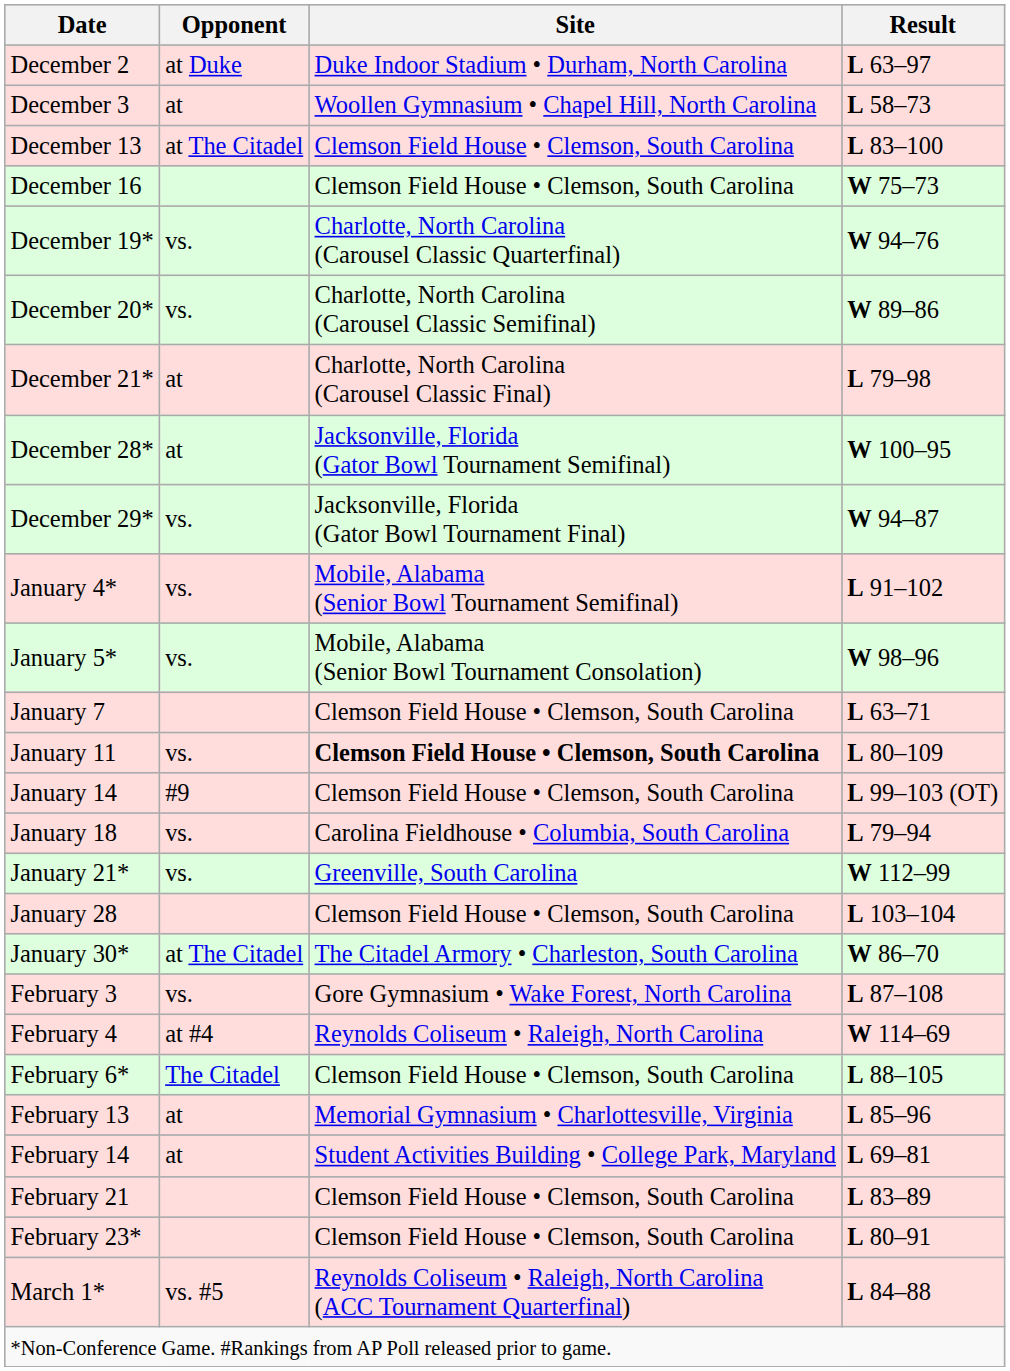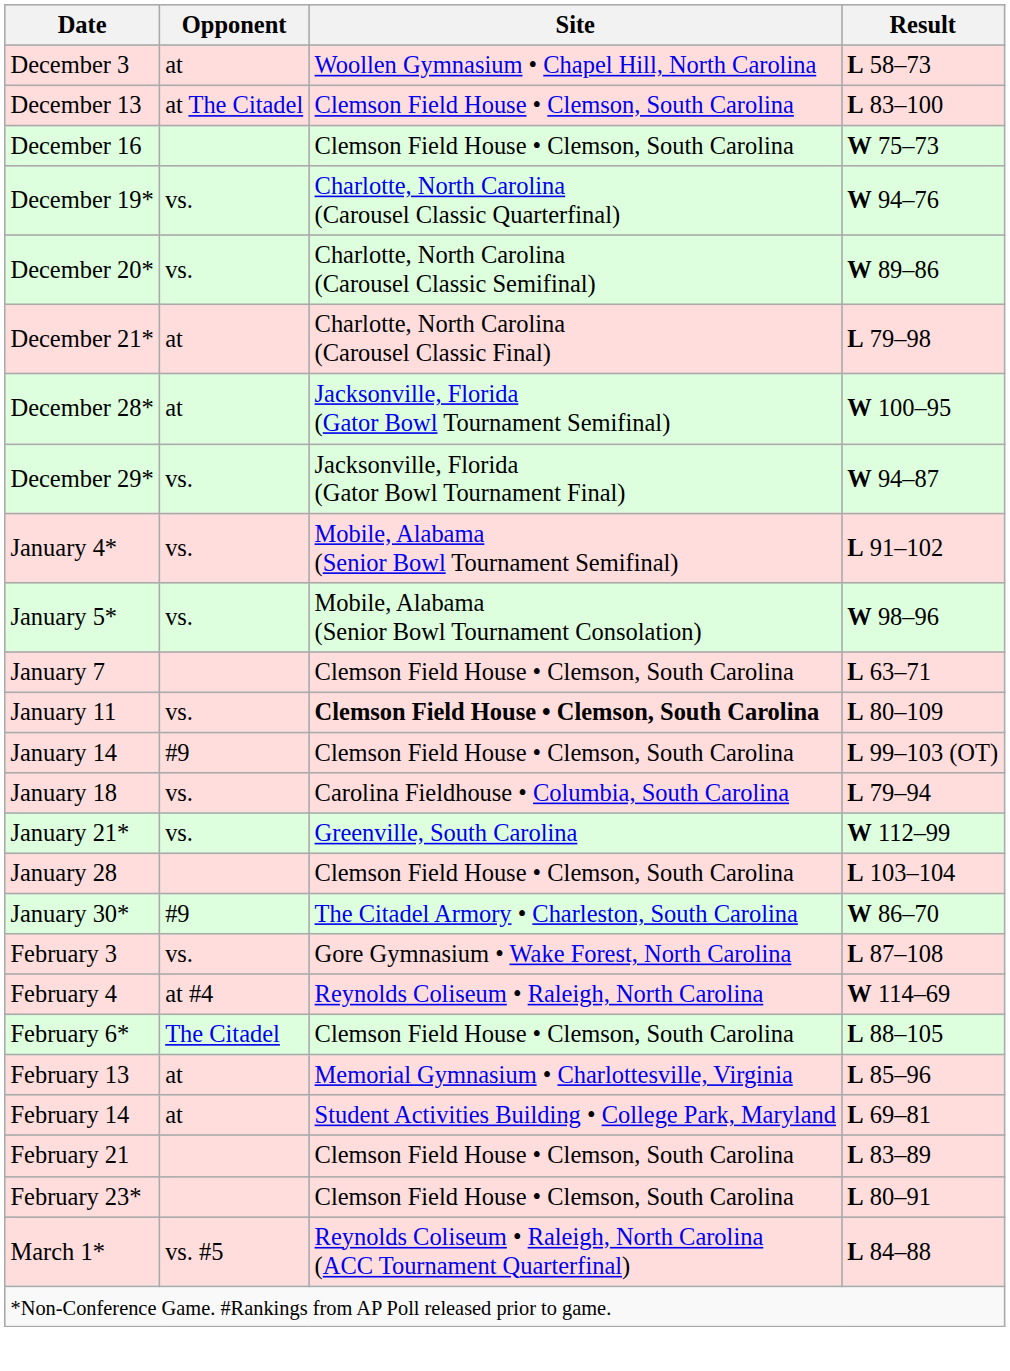- row: (70, 65)
(234, 954) at The Citadel -> (177, 913) #9
